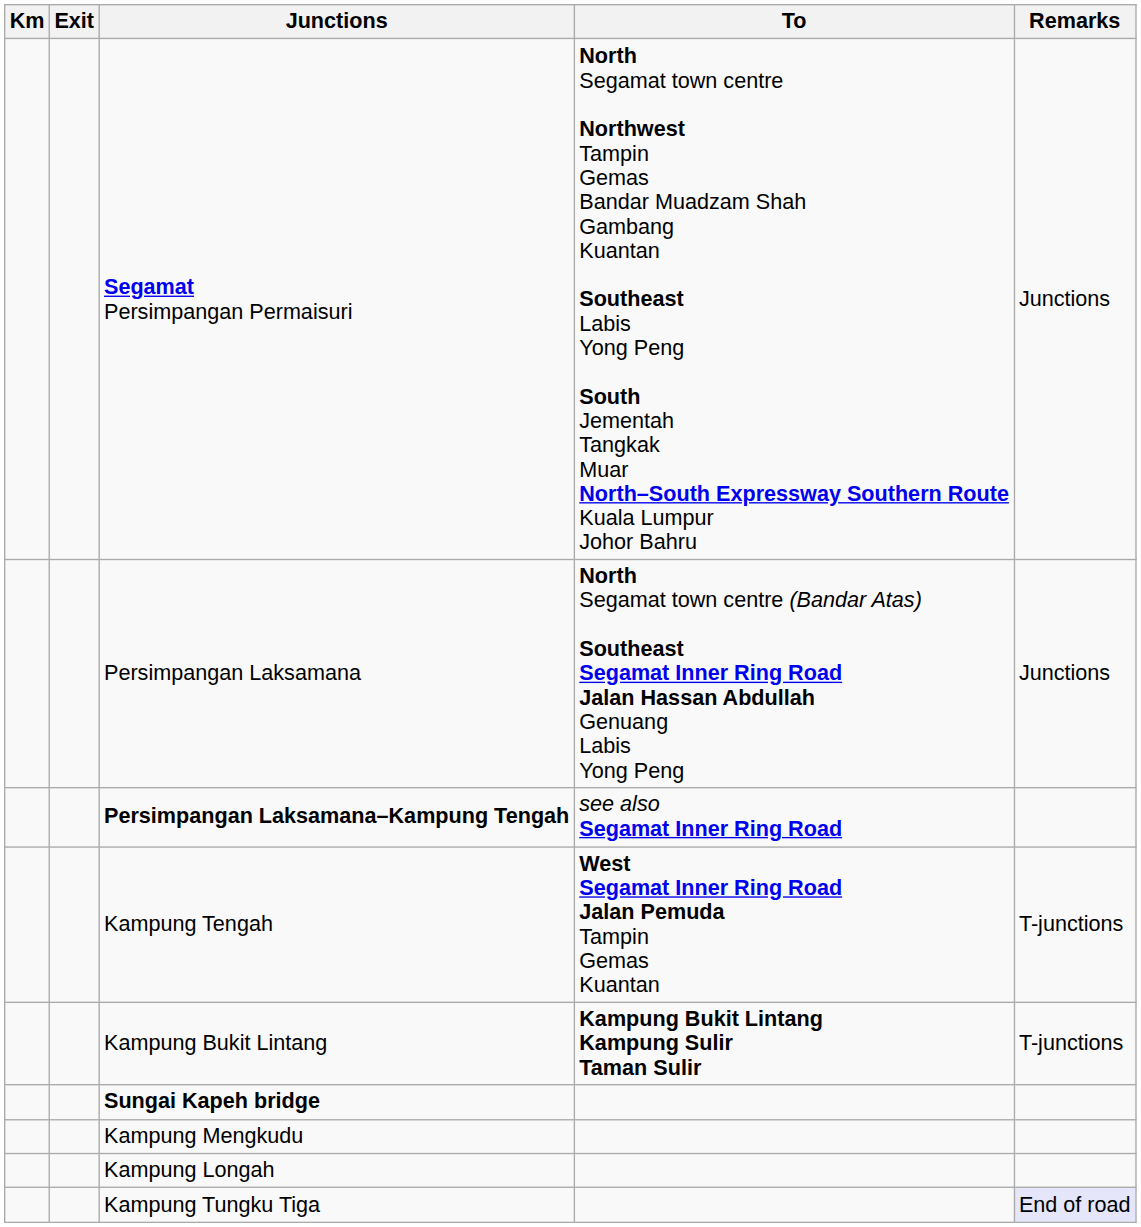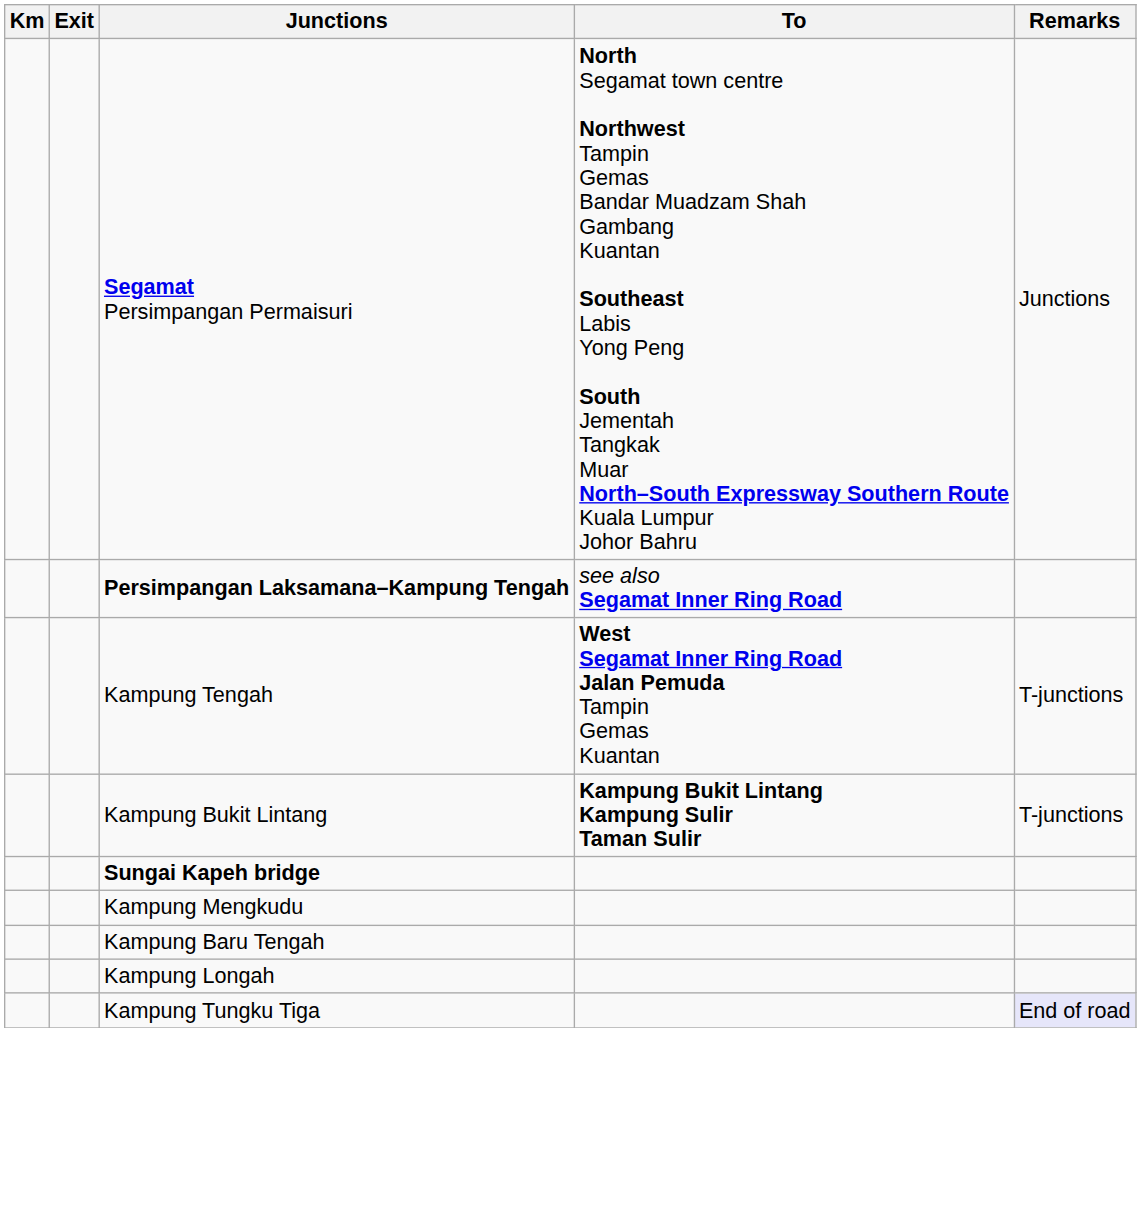- row: (232, 673)
+ row: (214, 941)
